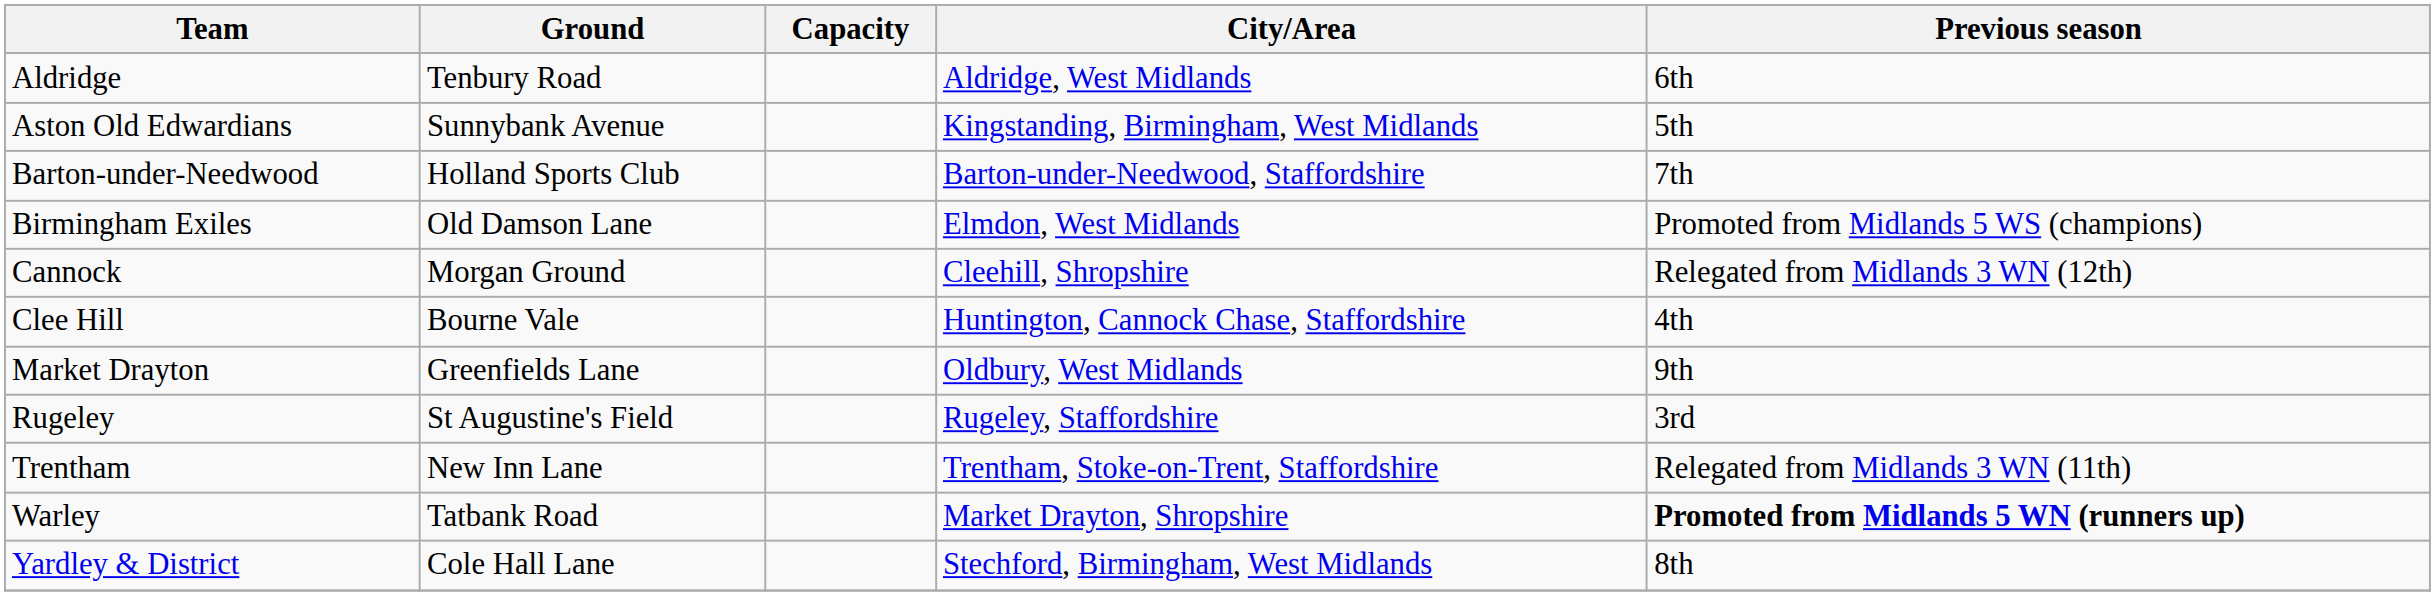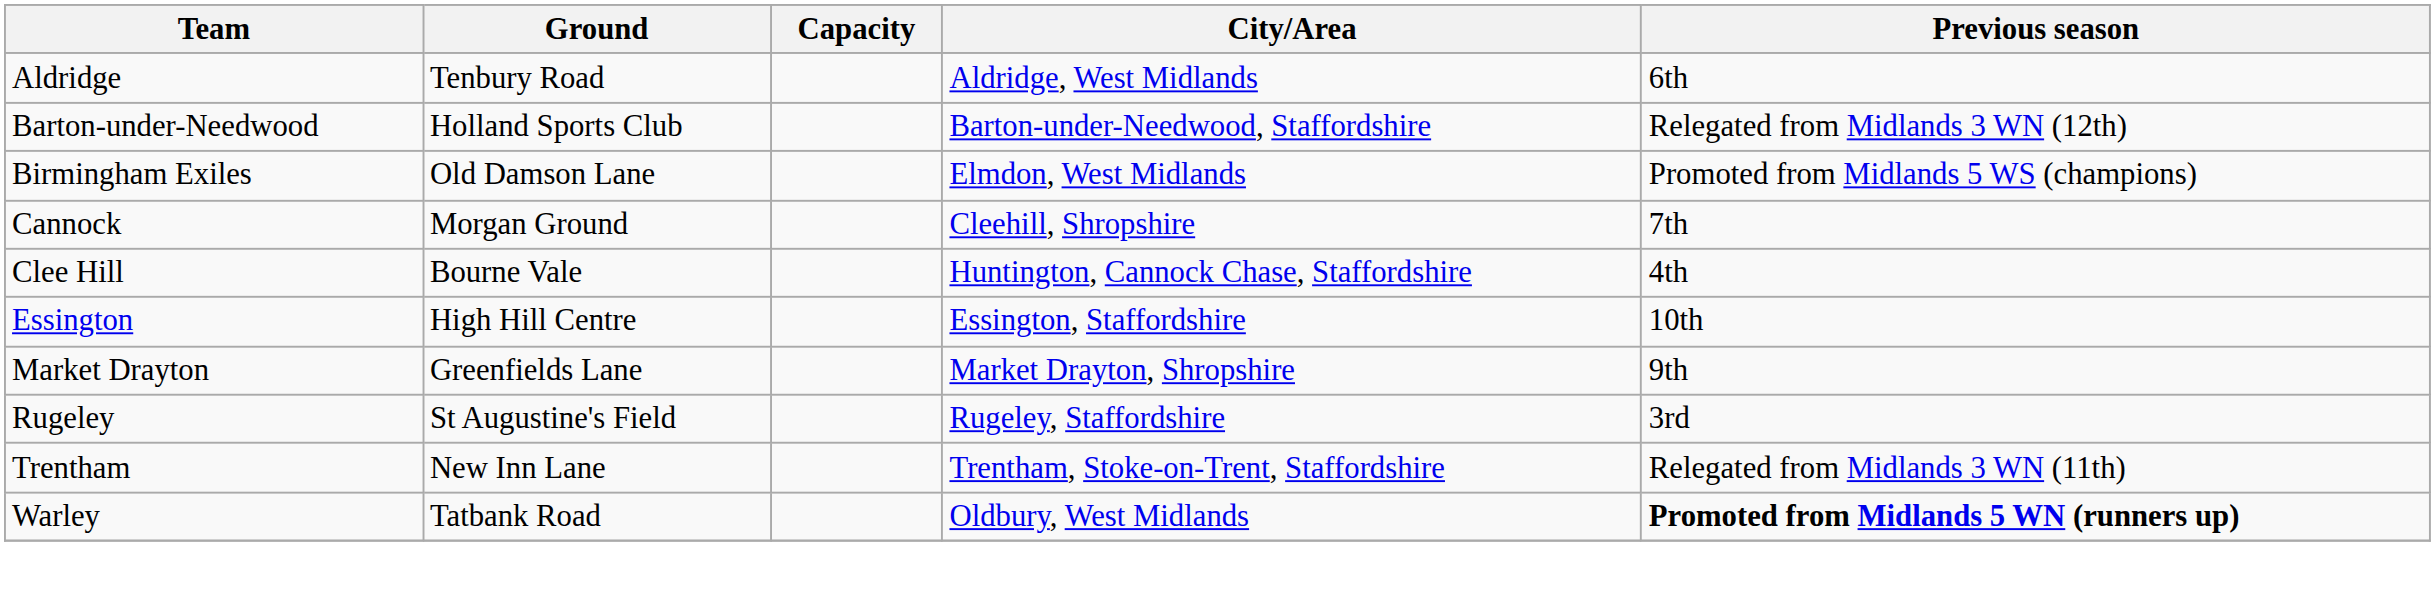- row: (152, 126)
(1674, 175) 7th -> (1888, 126) Relegated from Midlands 3 WN (12th)
(1893, 272) Relegated from Midlands 3 WN (12th) -> (1668, 223) 7th
+ row: (73, 321)
(1093, 369) Oldbury, West Midlands -> (1122, 369) Market Drayton, Shropshire
(1116, 516) Market Drayton, Shropshire -> (1099, 516) Oldbury, West Midlands
- row: (126, 564)
